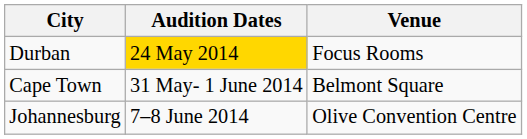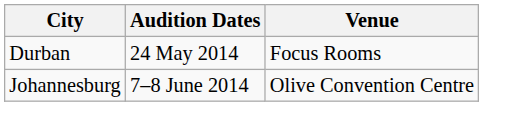(184, 52) gold background -> (184, 52) no background
- row: (56, 85)
